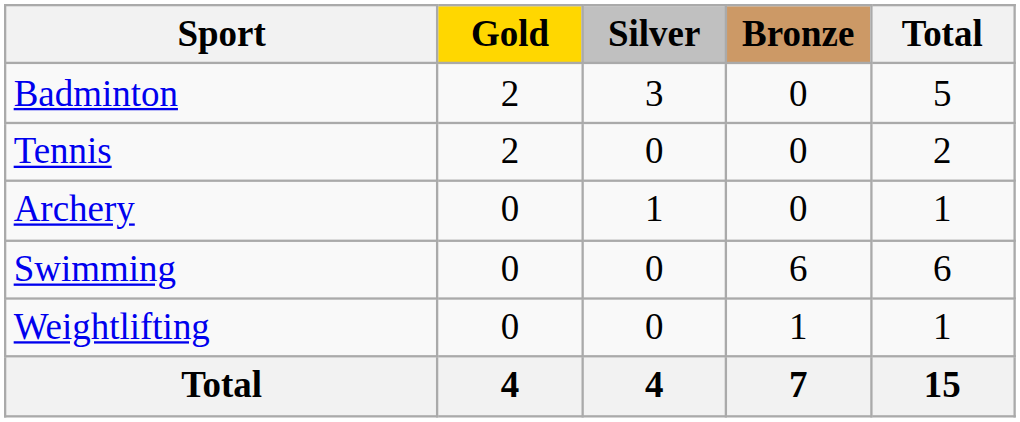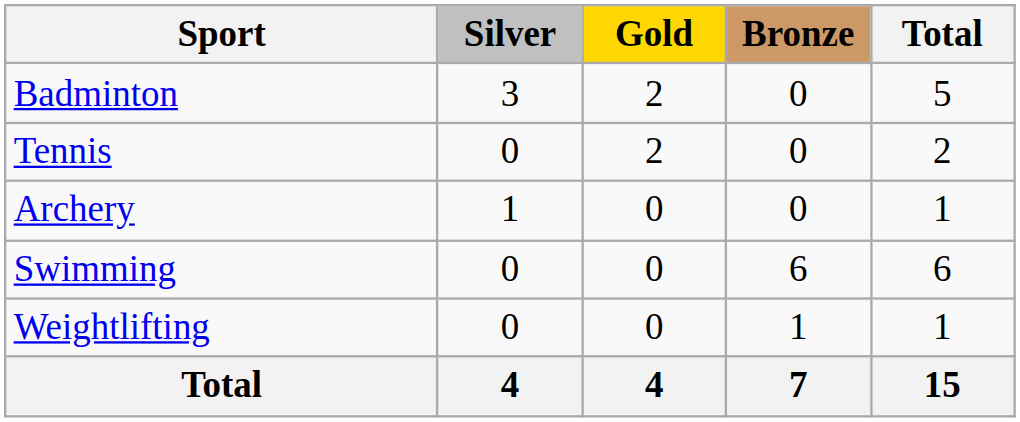columns swapped: (510, 33) <-> (654, 33)
